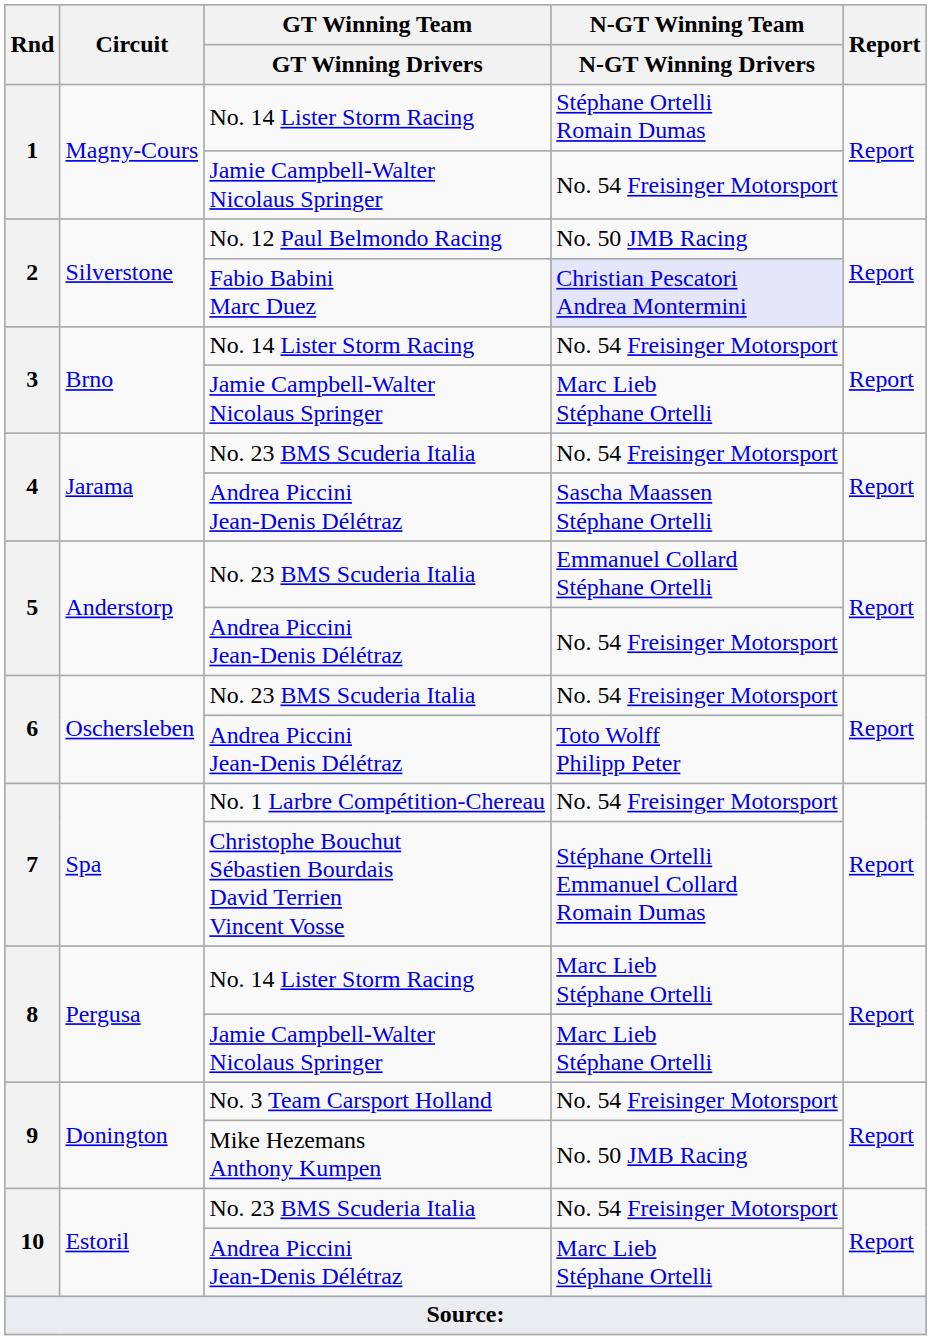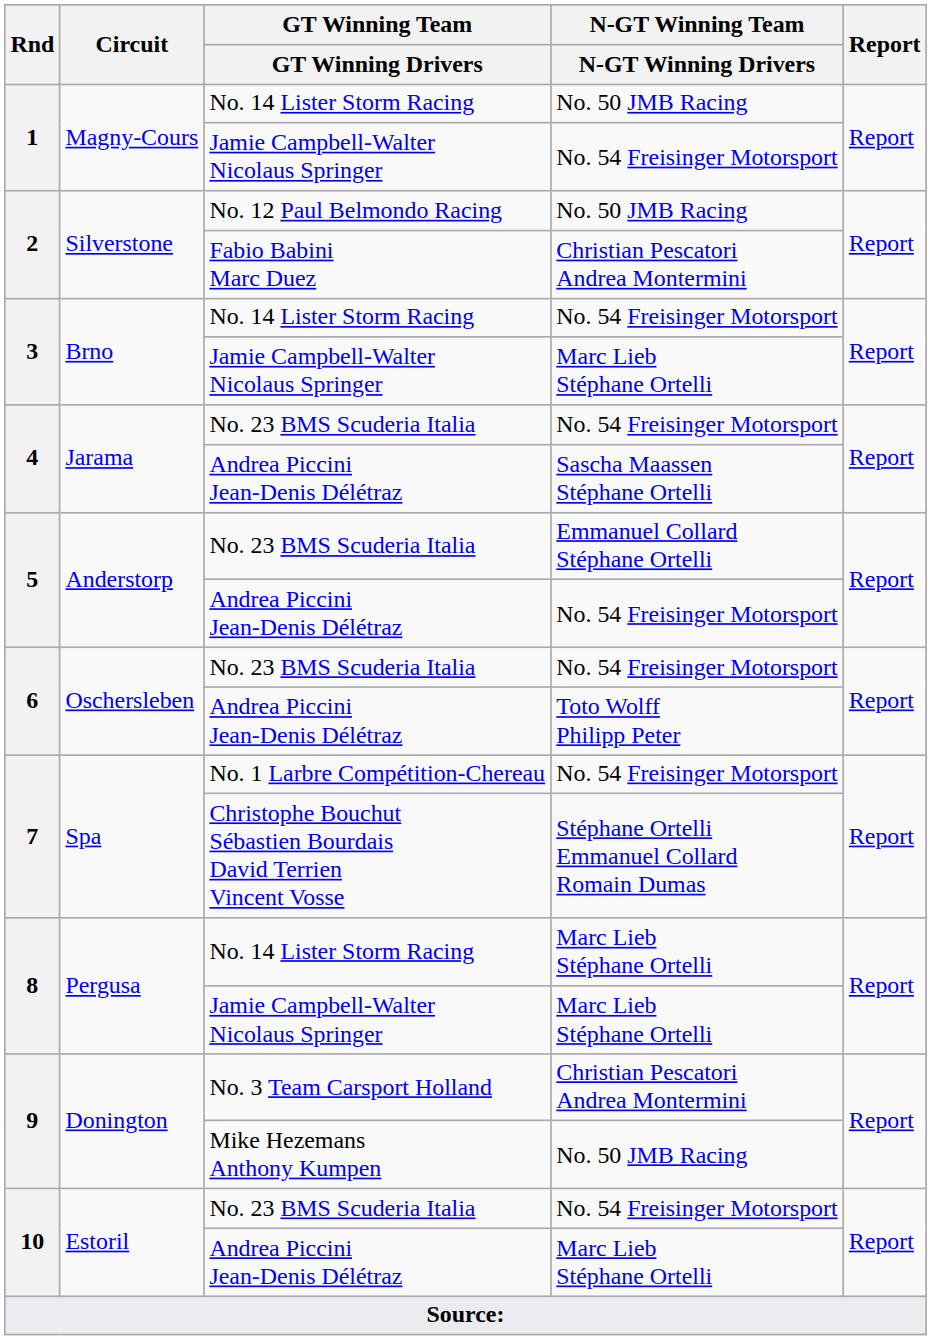(634, 117) Stéphane Ortelli Romain Dumas -> (652, 103) No. 50 JMB Racing
(651, 292) lavender background -> (651, 264) no background
(697, 1101) No. 54 Freisinger Motorsport -> (651, 1087) Christian Pescatori Andrea Montermini
